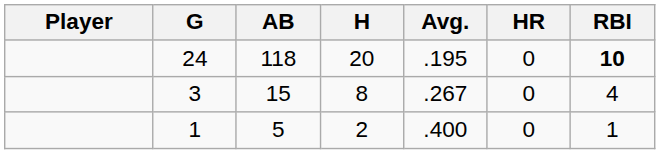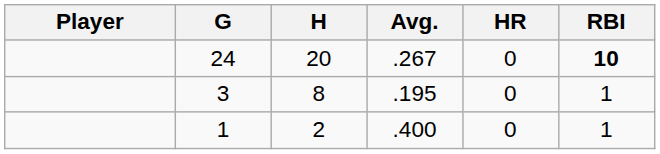- column: (278, 22)
(445, 58) .195 -> (415, 58) .267
(445, 93) .267 -> (415, 93) .195
(612, 93) 4 -> (606, 93) 1
